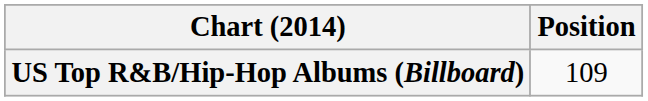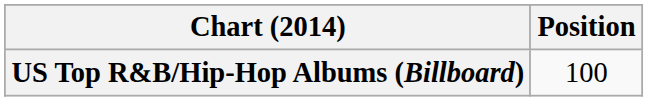(586, 72) 109 -> (586, 72) 100
